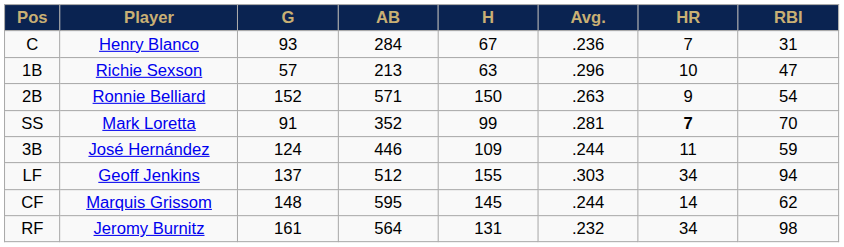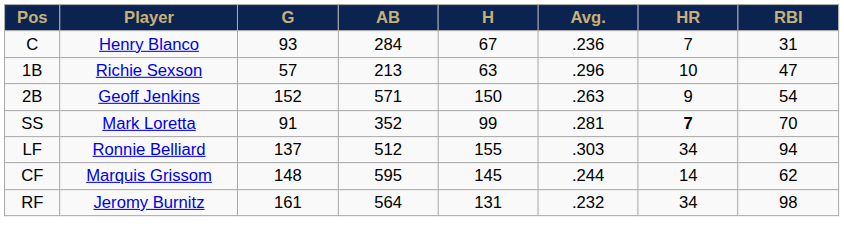(149, 96) Ronnie Belliard -> (149, 96) Geoff Jenkins
- row: (32, 149)
(149, 176) Geoff Jenkins -> (149, 149) Ronnie Belliard
